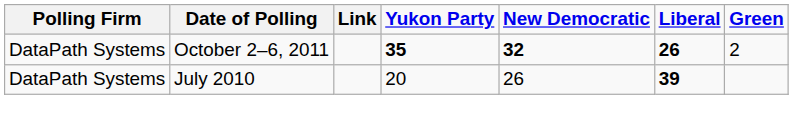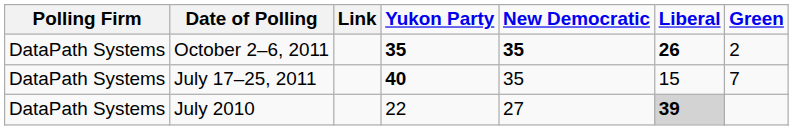(514, 49) 32 -> (514, 49) 35
+ row: (245, 79)
(396, 79) 20 -> (396, 109) 22
(514, 79) 26 -> (514, 109) 27
(669, 79) no background -> (669, 109) lightgrey background
